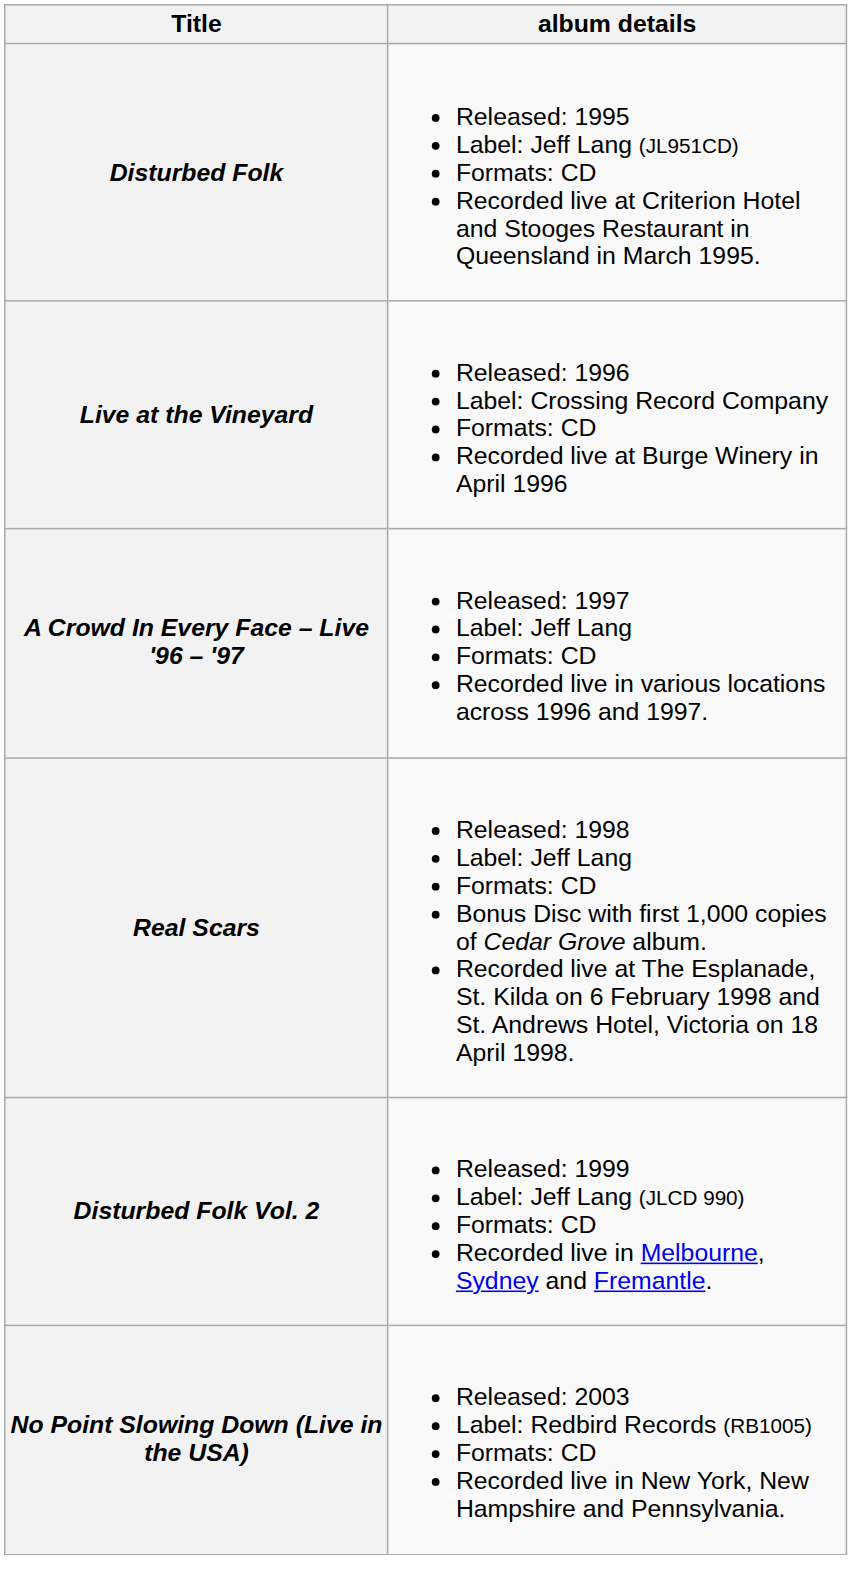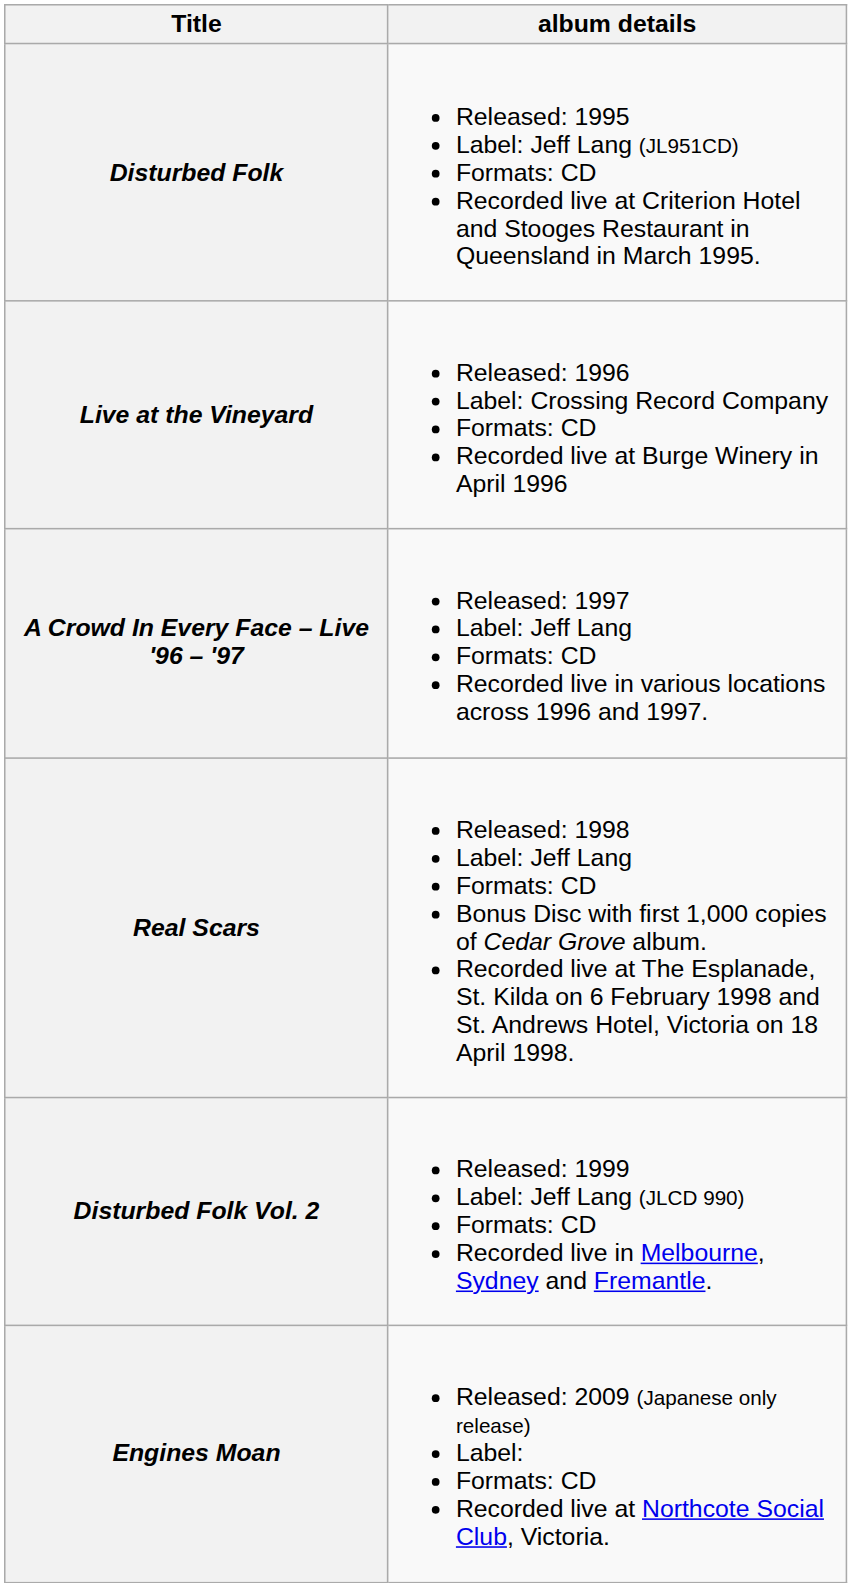- row: (196, 1439)
+ row: (196, 1453)
